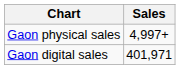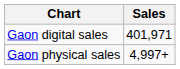rows swapped: (64, 34) <-> (58, 54)
